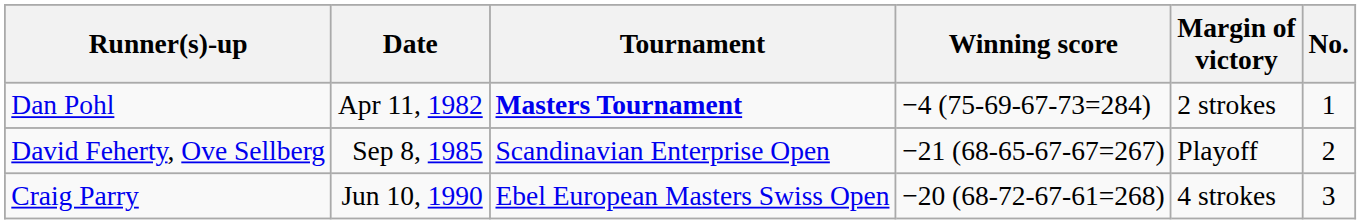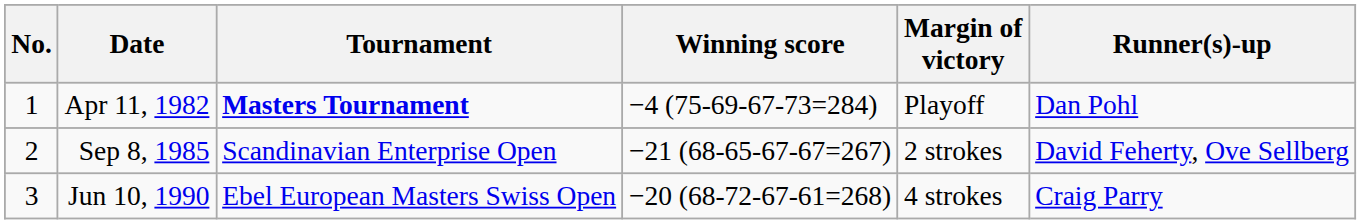columns swapped: (1329, 43) <-> (168, 43)
(1227, 105) 2 strokes -> (944, 105) Playoff
(1218, 150) Playoff -> (953, 150) 2 strokes
